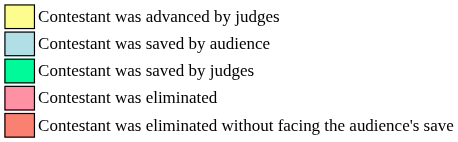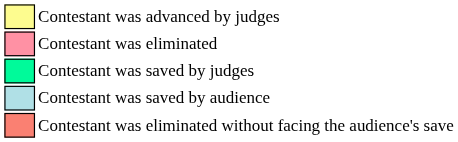rows swapped: (154, 43) <-> (128, 98)
